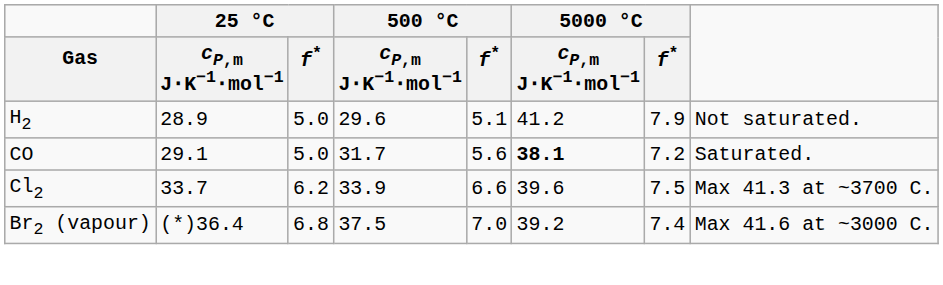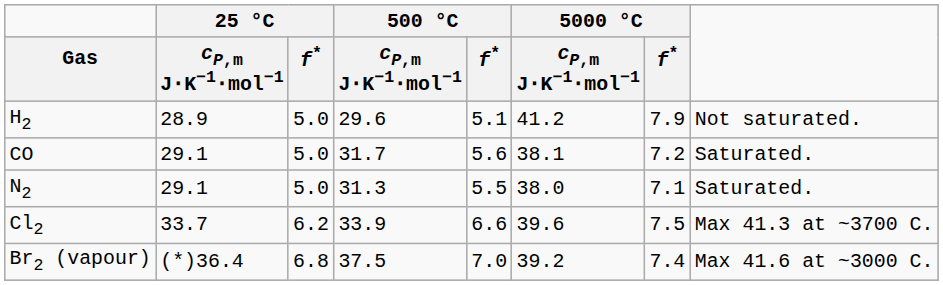(540, 154) bold -> (540, 154) normal
+ row: (20, 189)
